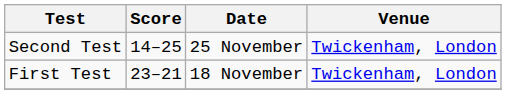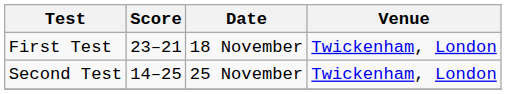rows swapped: (60, 75) <-> (65, 47)
